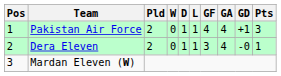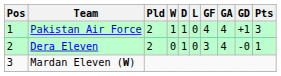(173, 30) 0 -> (173, 30) 1
(195, 30) 1 -> (195, 30) 0
(195, 46) 1 -> (195, 46) 0
